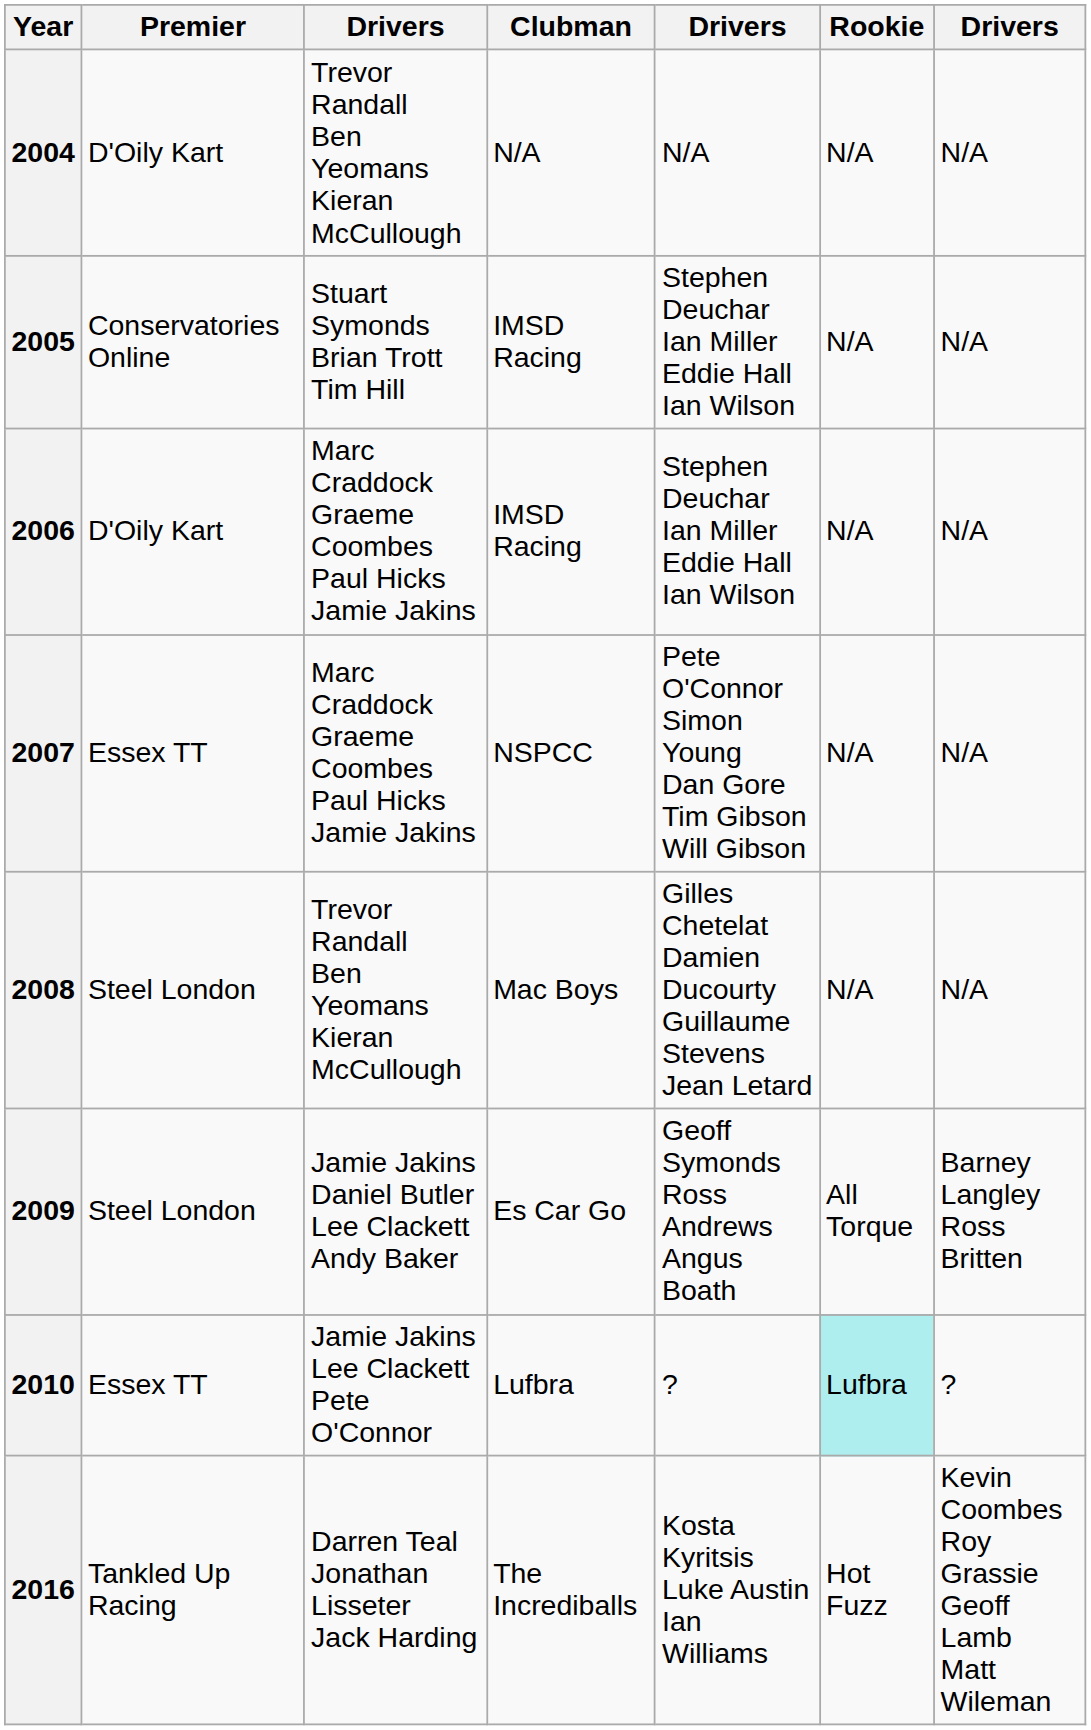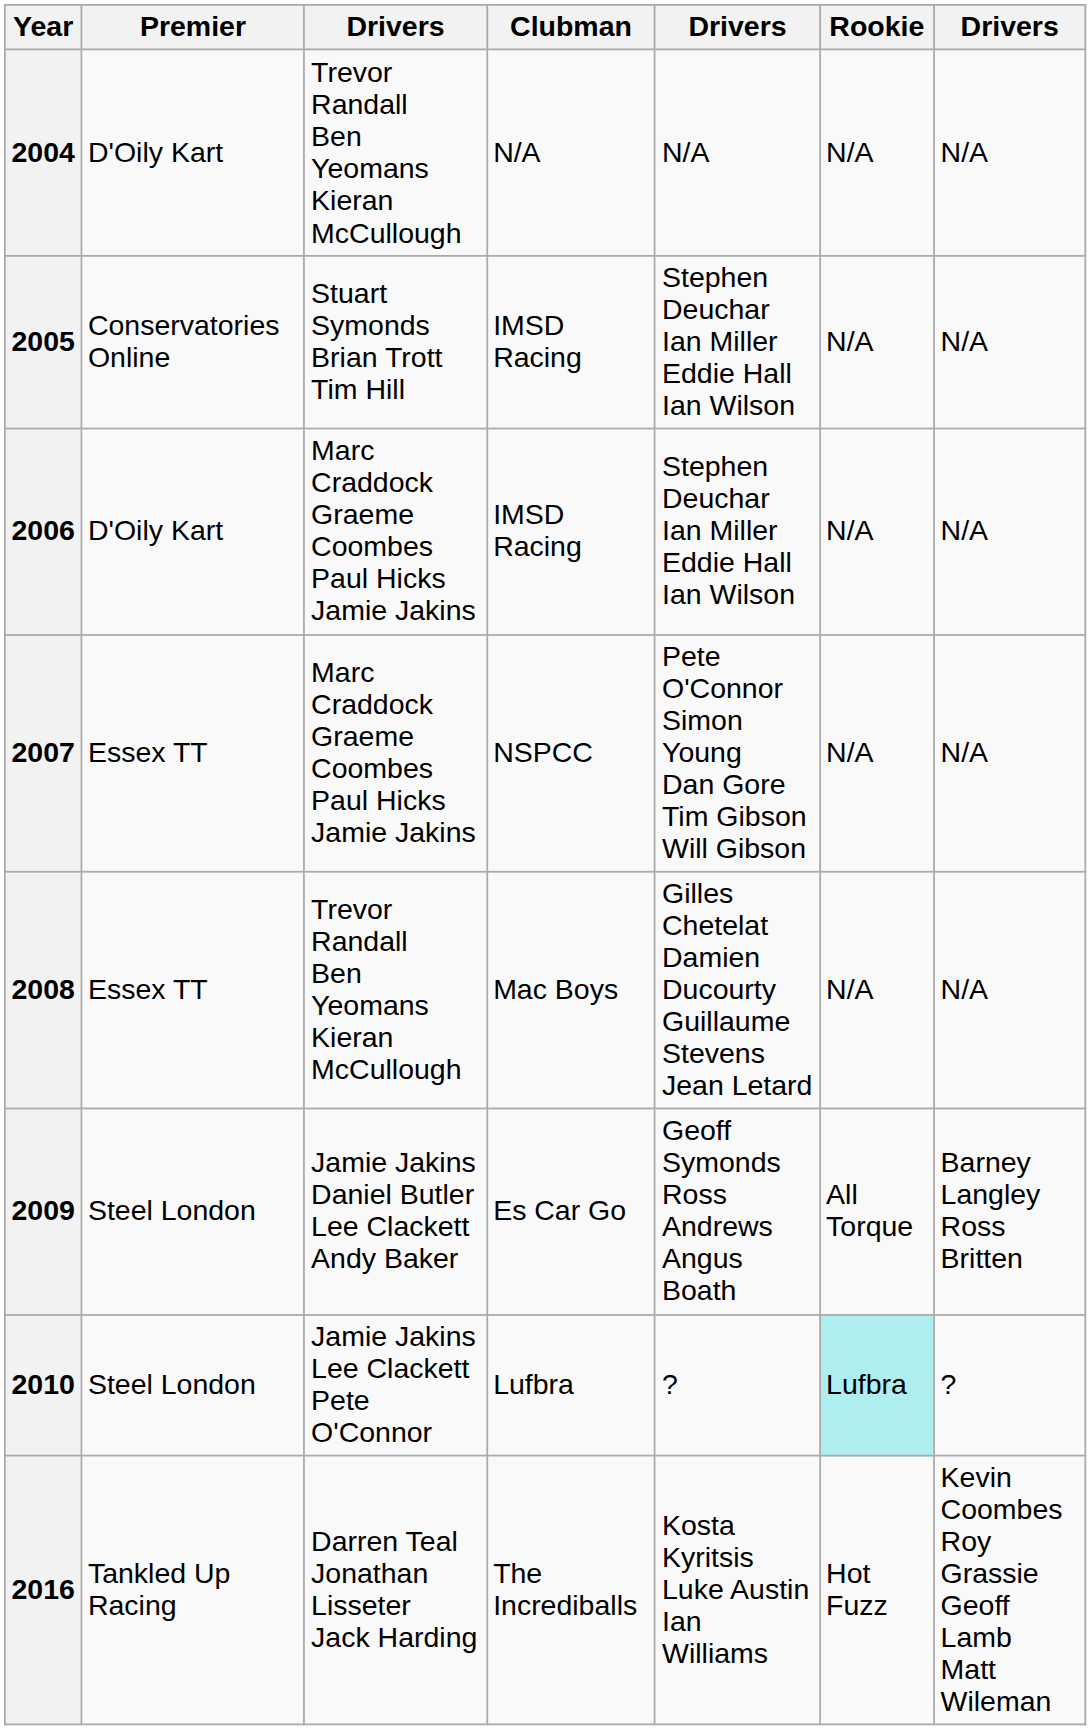(172, 989) Steel London -> (148, 989) Essex TT
(148, 1384) Essex TT -> (172, 1384) Steel London
